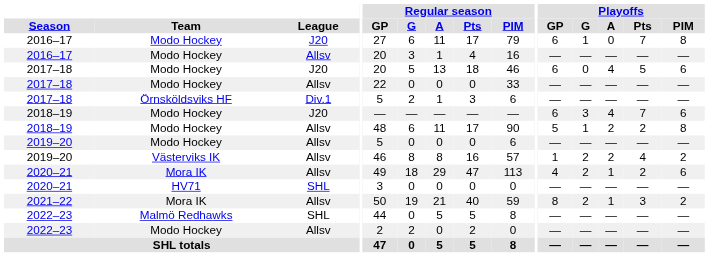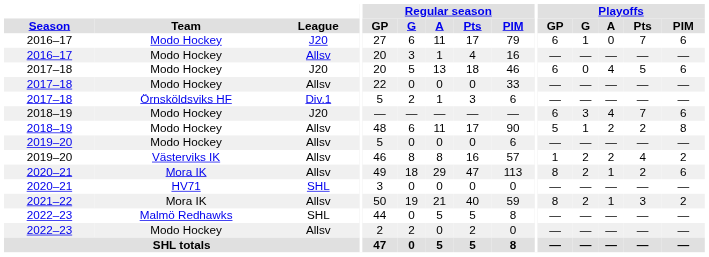(683, 40) 8 -> (683, 40) 6
(555, 172) 4 -> (555, 172) 8
